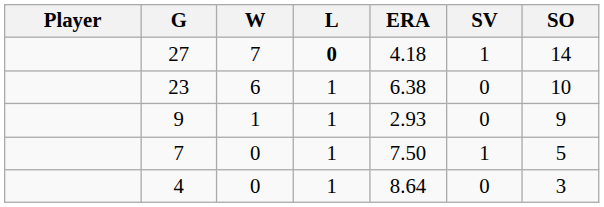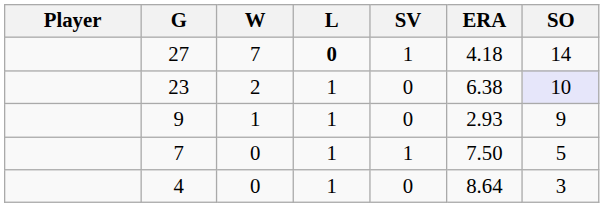columns swapped: (484, 20) <-> (408, 20)
(255, 86) 6 -> (255, 86) 2
(561, 86) no background -> (561, 86) lavender background
